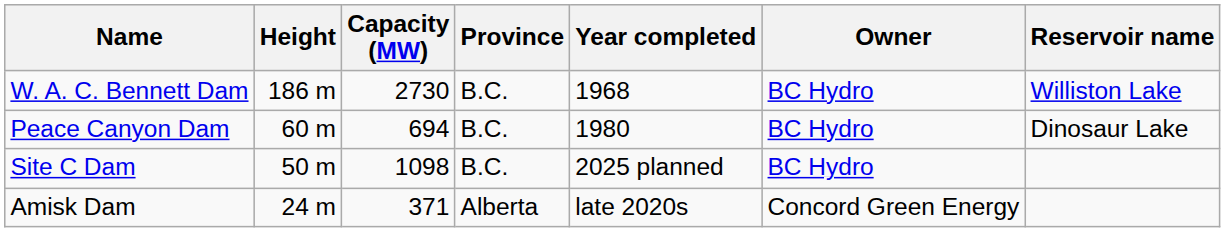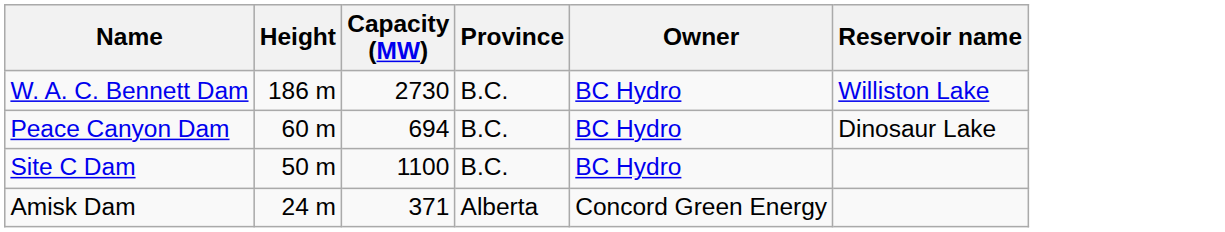- column: (666, 37)
(422, 167) 1098 -> (423, 167) 1100
